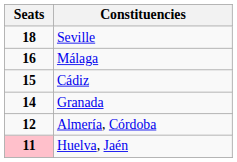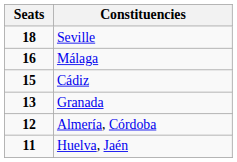(29, 102) 14 -> (29, 102) 13
(29, 146) pink background -> (29, 146) no background
